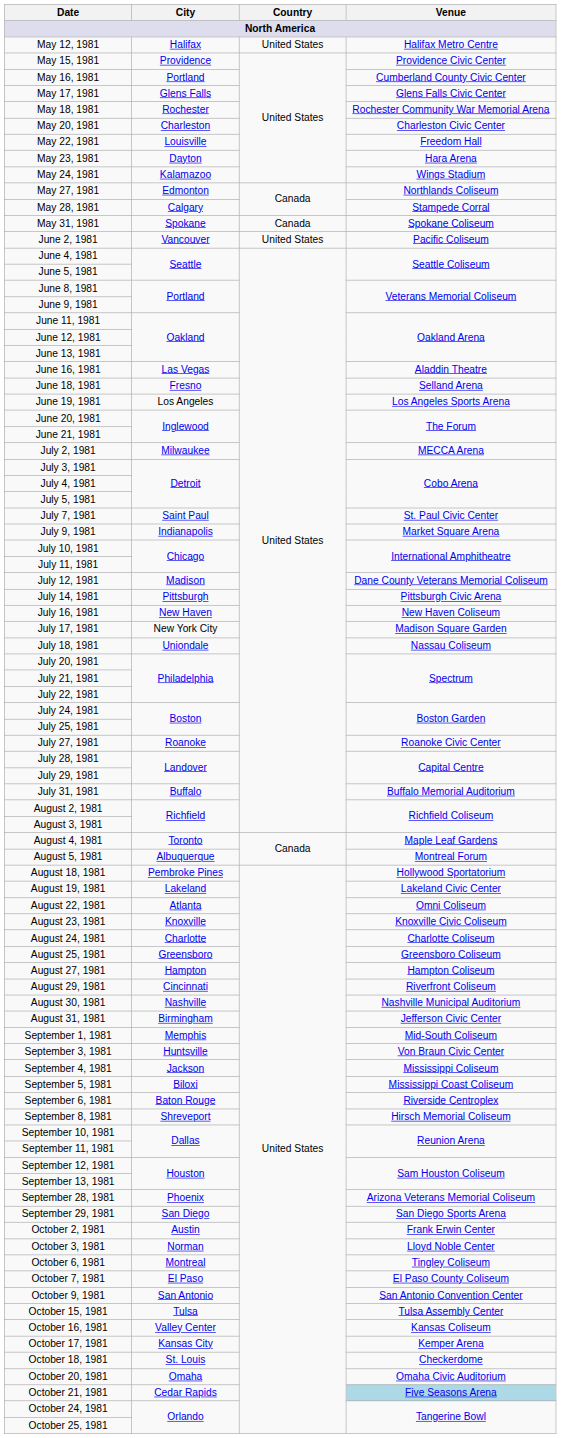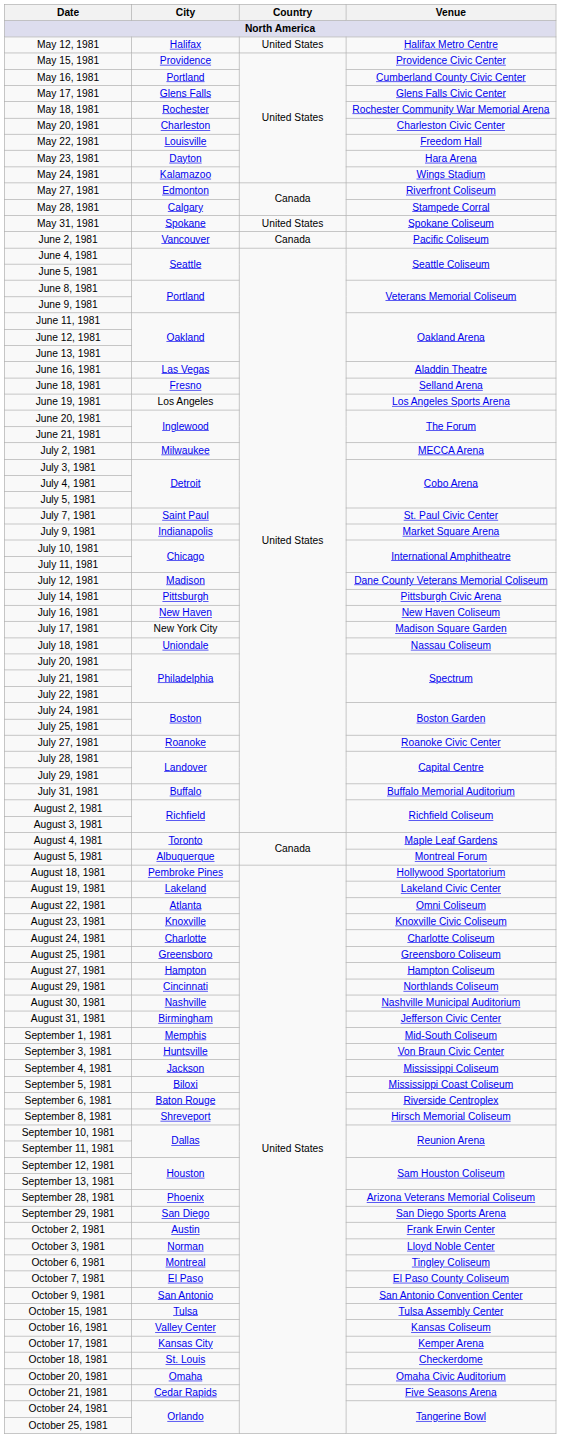(451, 191) Northlands Coliseum -> (451, 191) Riverfront Coliseum
(293, 223) Canada -> (293, 223) United States
(293, 239) United States -> (293, 239) Canada
(451, 987) Riverfront Coliseum -> (451, 987) Northlands Coliseum
(451, 1393) lightblue background -> (451, 1393) no background
